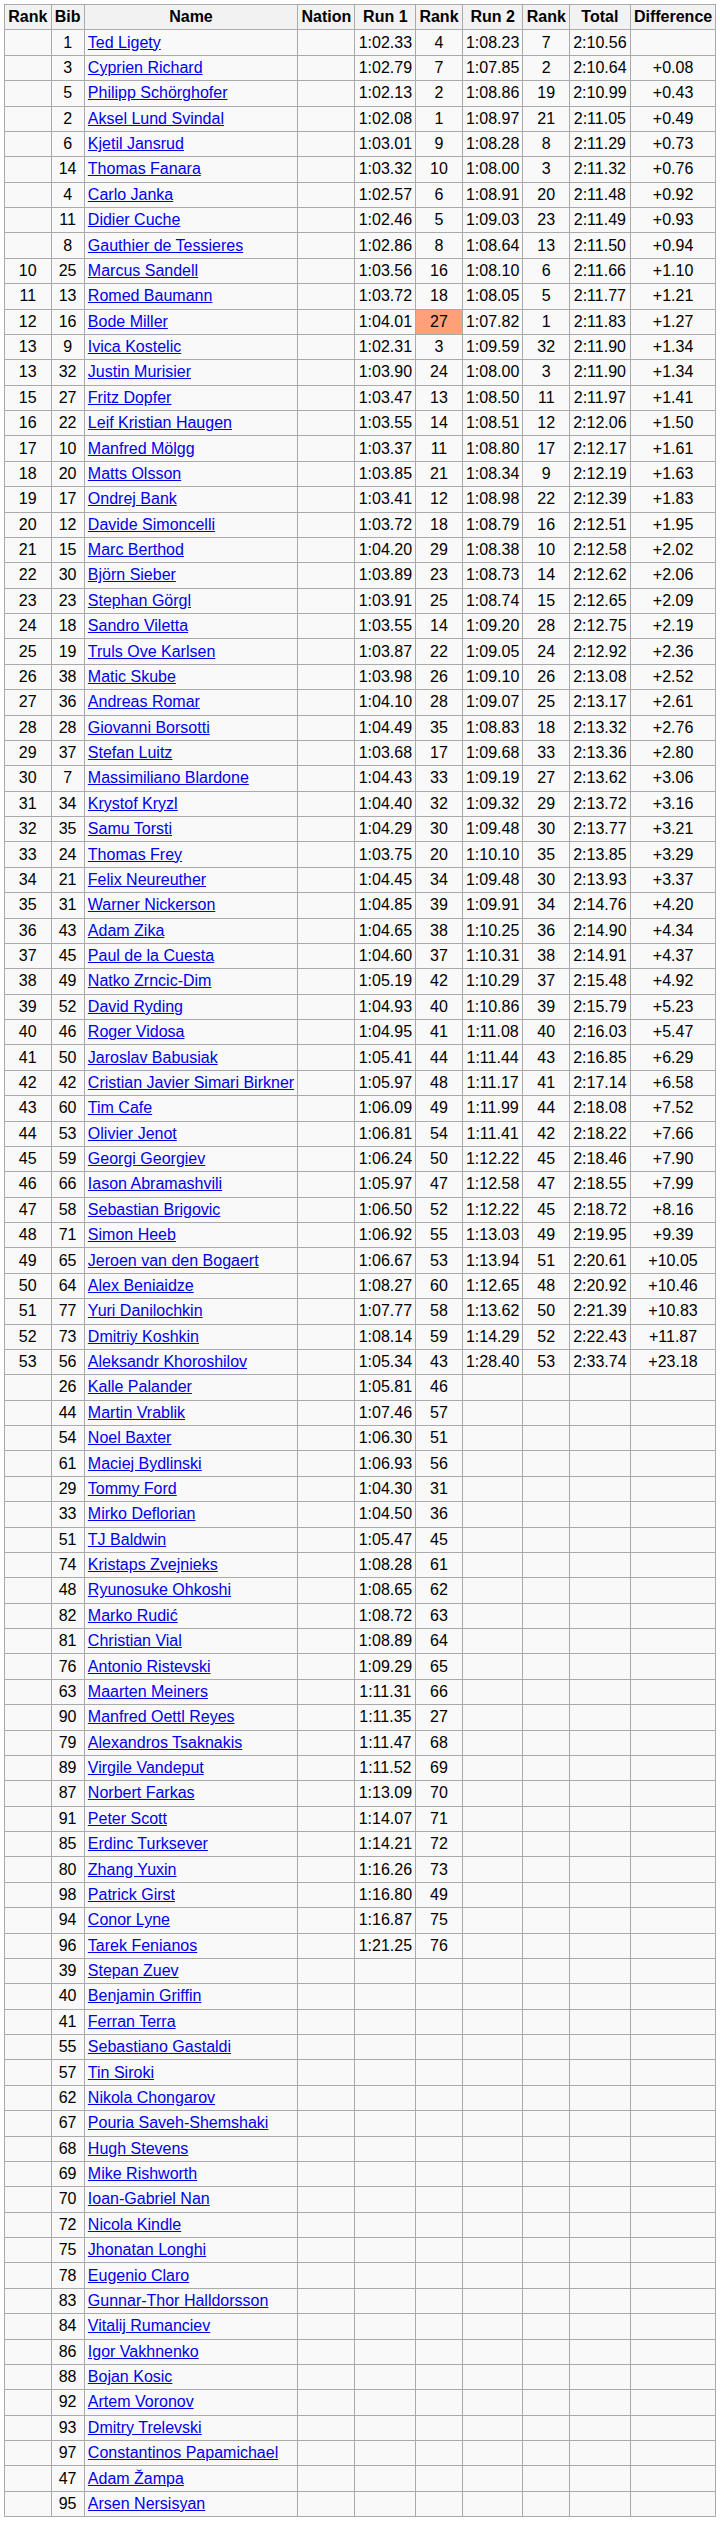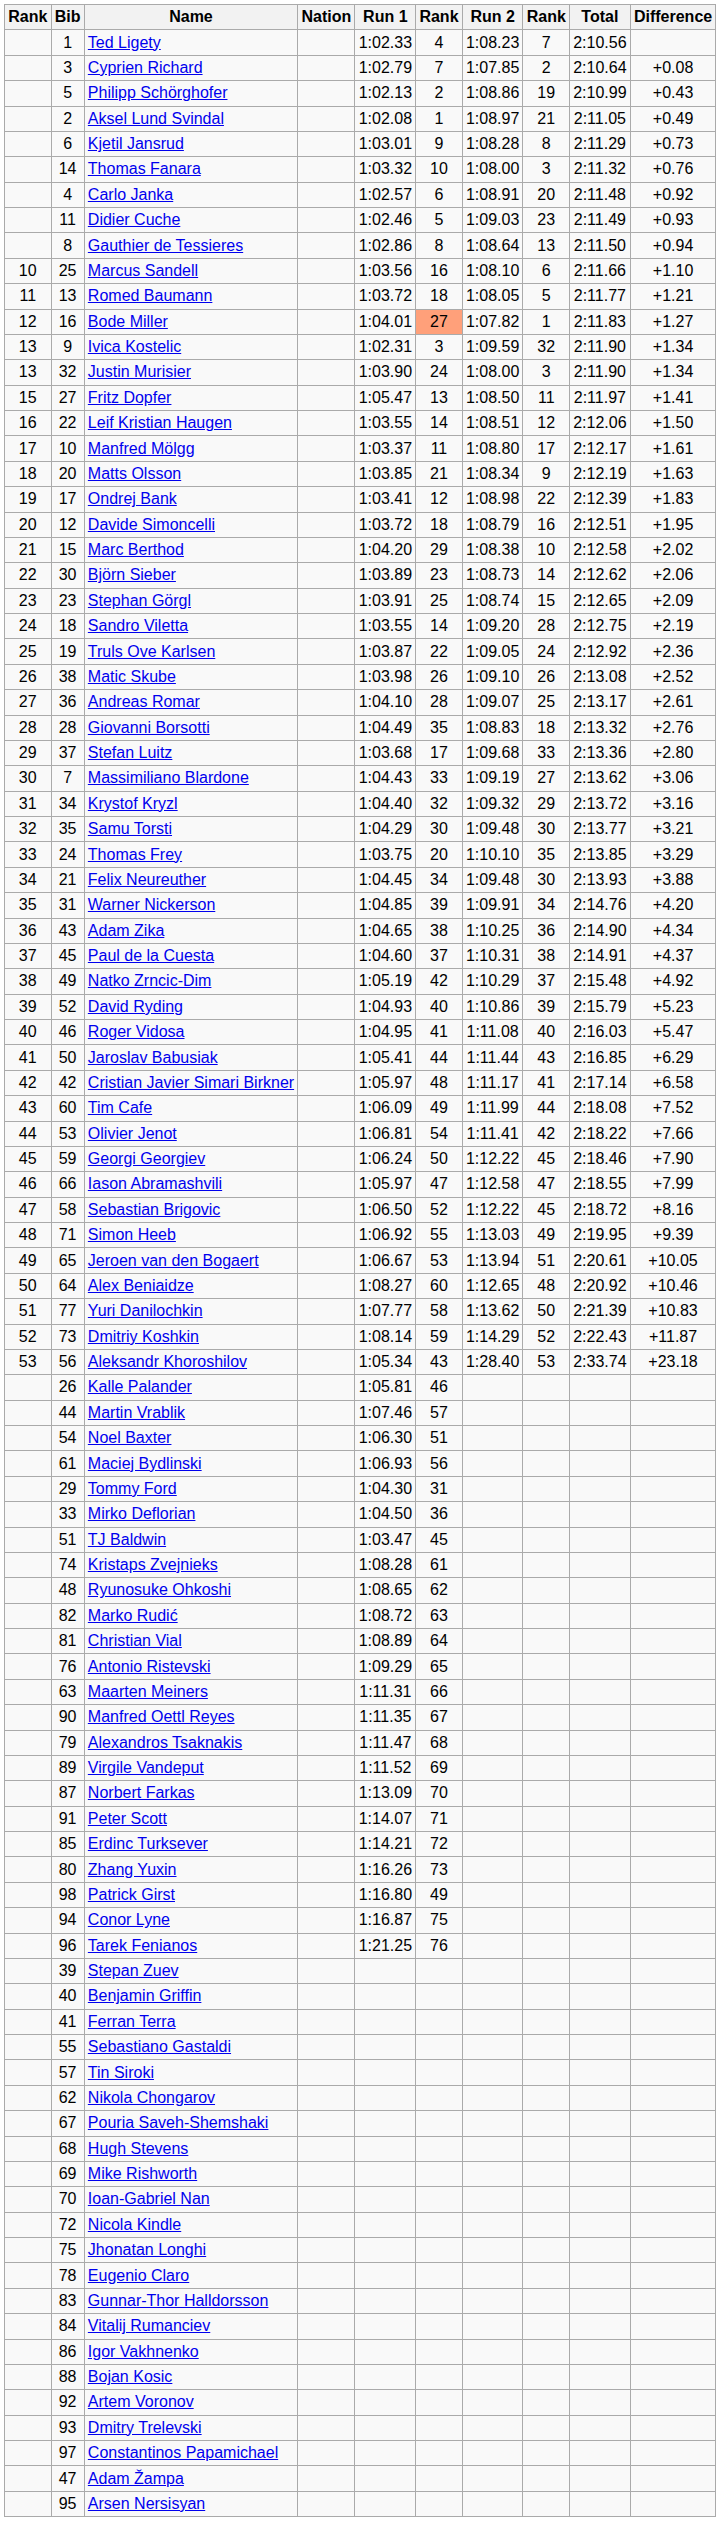(385, 397) 1:03.47 -> (385, 397) 1:05.47
(673, 879) +3.37 -> (673, 879) +3.88
(385, 1539) 1:05.47 -> (385, 1539) 1:03.47
(439, 1717) 27 -> (439, 1717) 67
